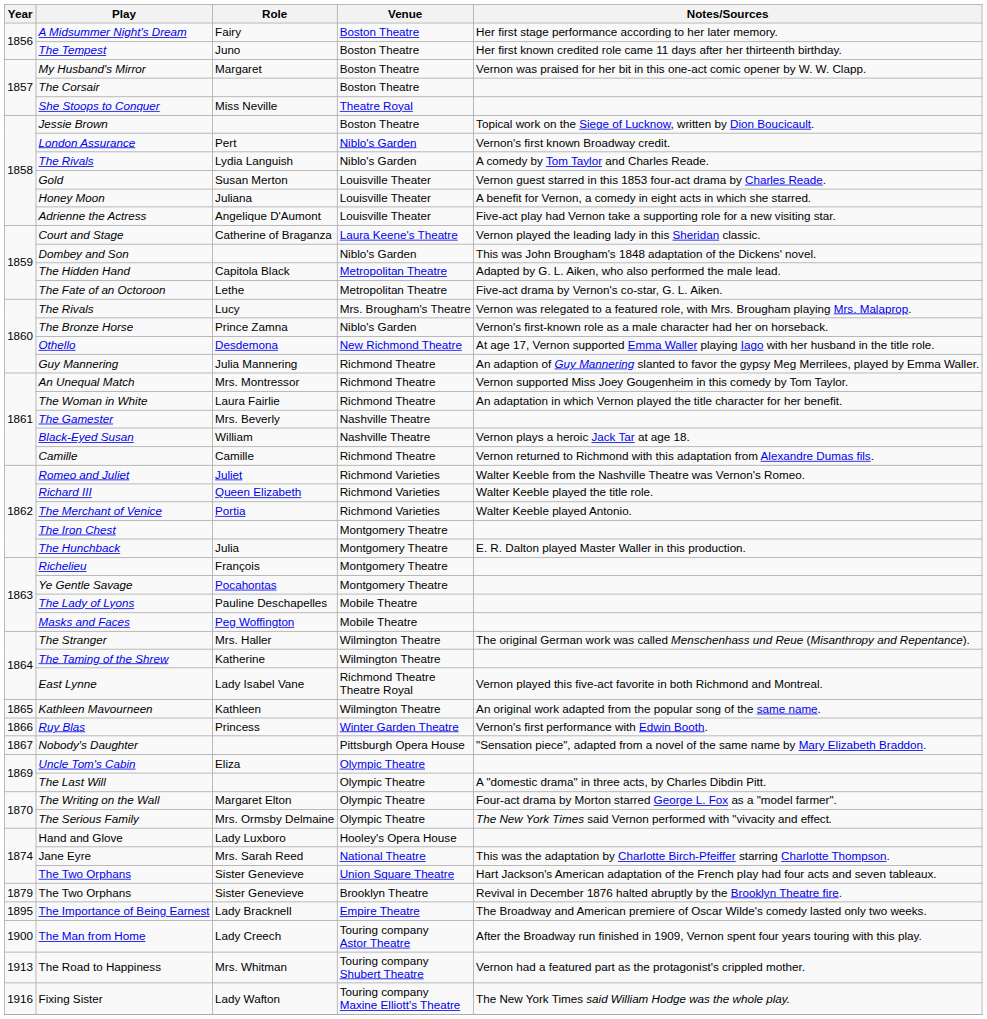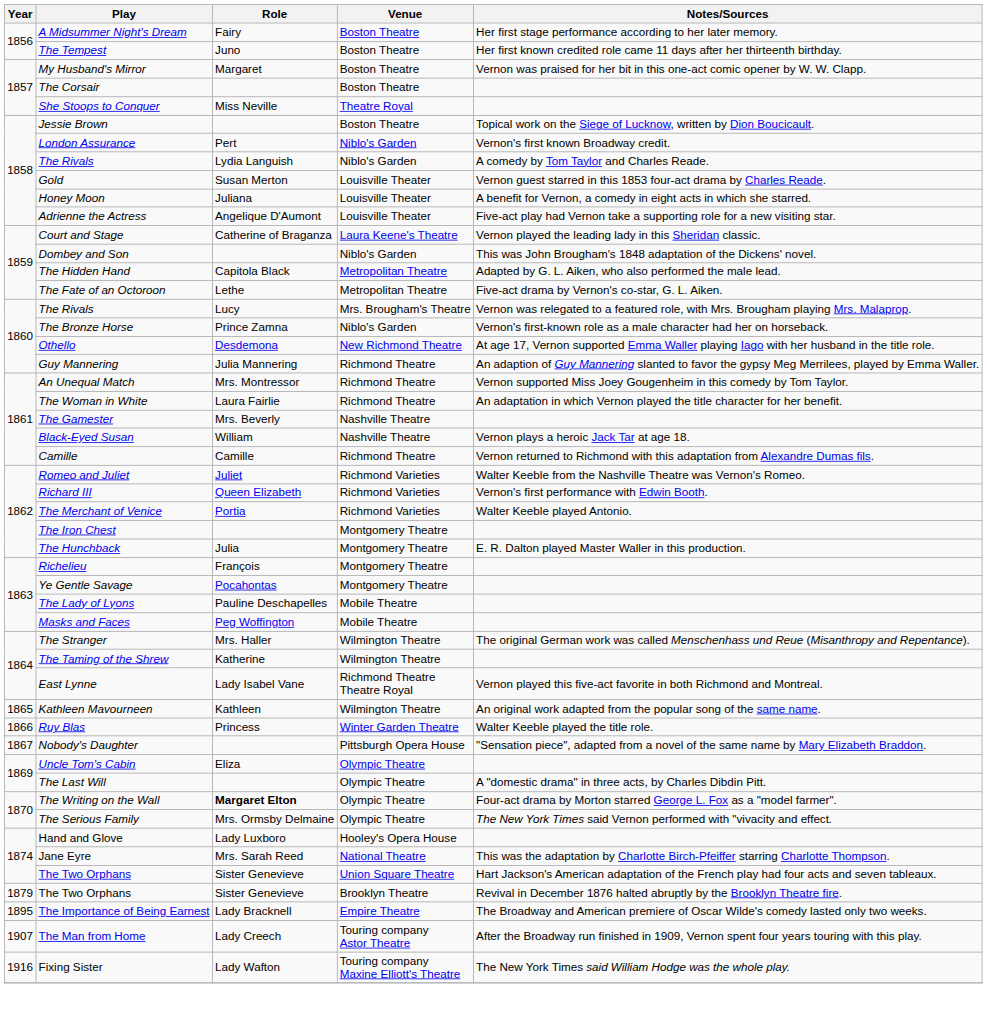(565, 493) Walter Keeble played the title role. -> (592, 493) Vernon's first performance with Edwin Booth.
(592, 727) Vernon's first performance with Edwin Booth. -> (565, 727) Walter Keeble played the title role.
(253, 801) normal -> (256, 801) bold
(20, 936) 1900 -> (20, 936) 1907
- row: (100, 968)
